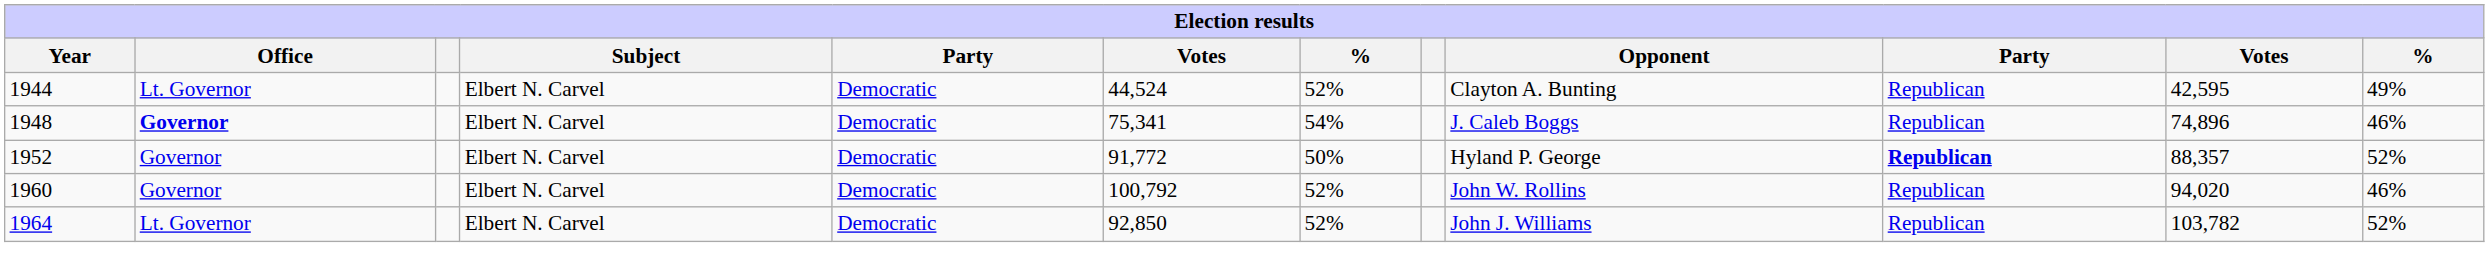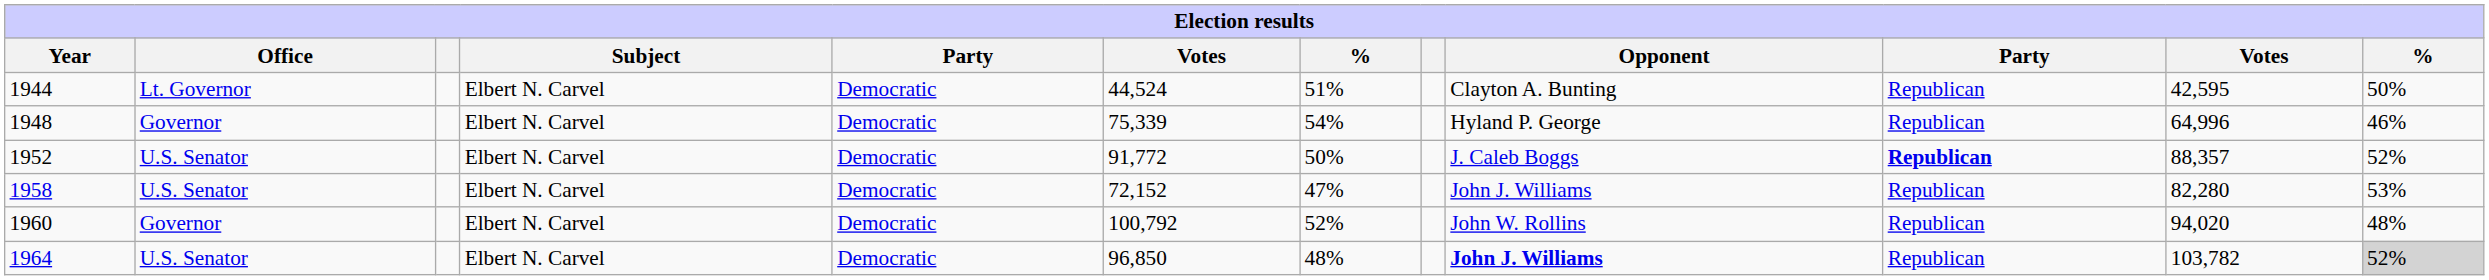(1324, 88) 52% -> (1324, 88) 51%
(2387, 88) 49% -> (2387, 88) 50%
(184, 122) bold -> (181, 122) normal
(1138, 122) 75,341 -> (1138, 122) 75,339
(1514, 122) J. Caleb Boggs -> (1525, 122) Hyland P. George
(2200, 122) 74,896 -> (2200, 122) 64,996
(181, 156) Governor -> (194, 156) U.S. Senator
(1525, 156) Hyland P. George -> (1514, 156) J. Caleb Boggs
+ row: (31, 190)
(2387, 190) 46% -> (2387, 223) 48%
(195, 223) Lt. Governor -> (194, 257) U.S. Senator
(1138, 223) 92,850 -> (1138, 257) 96,850
(1324, 223) 52% -> (1324, 257) 48%
(1521, 223) normal -> (1527, 257) bold
(2387, 223) no background -> (2387, 257) lightgrey background
